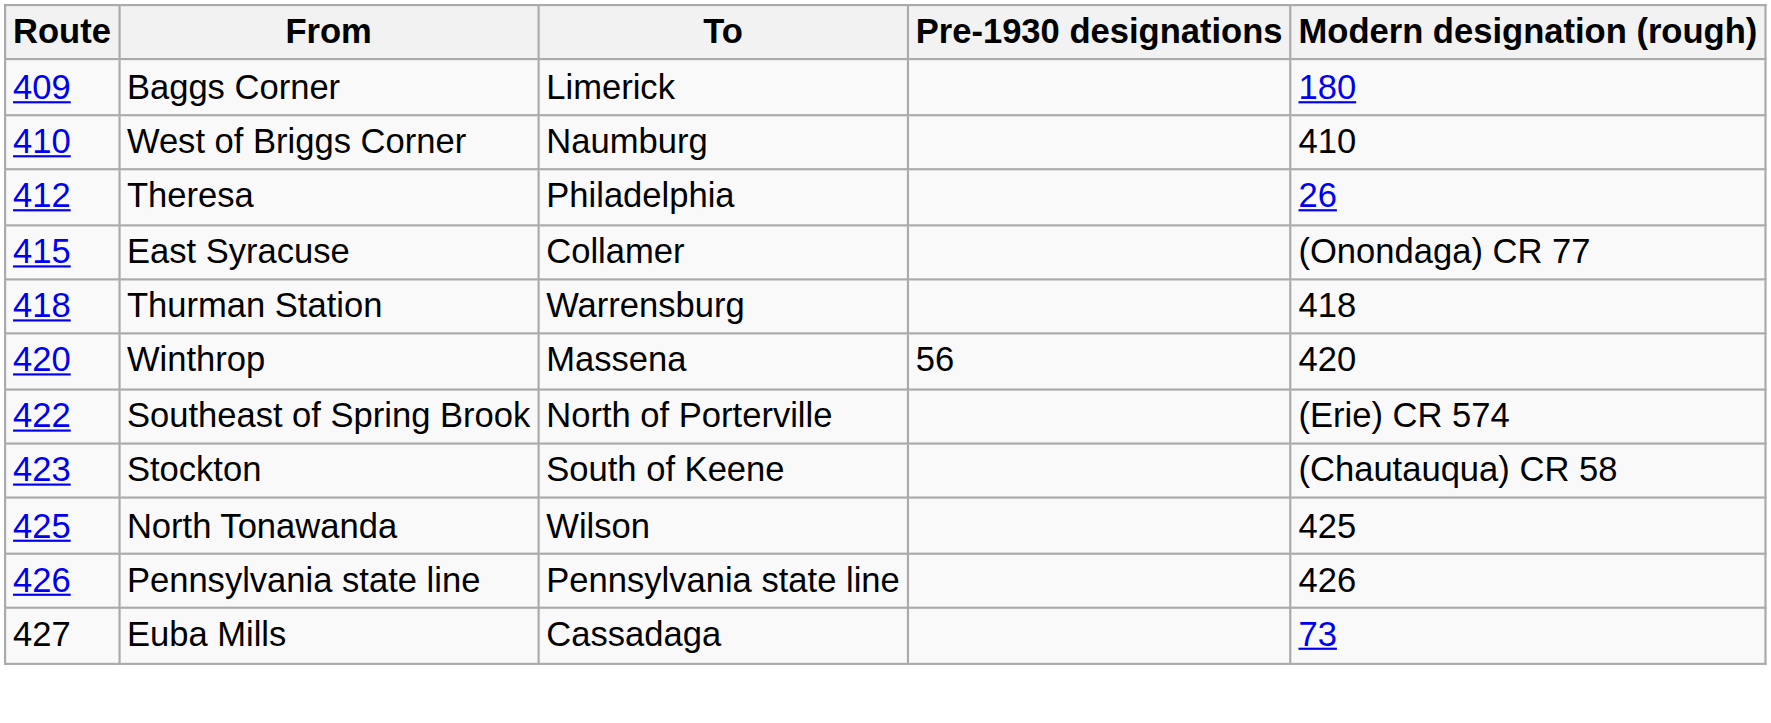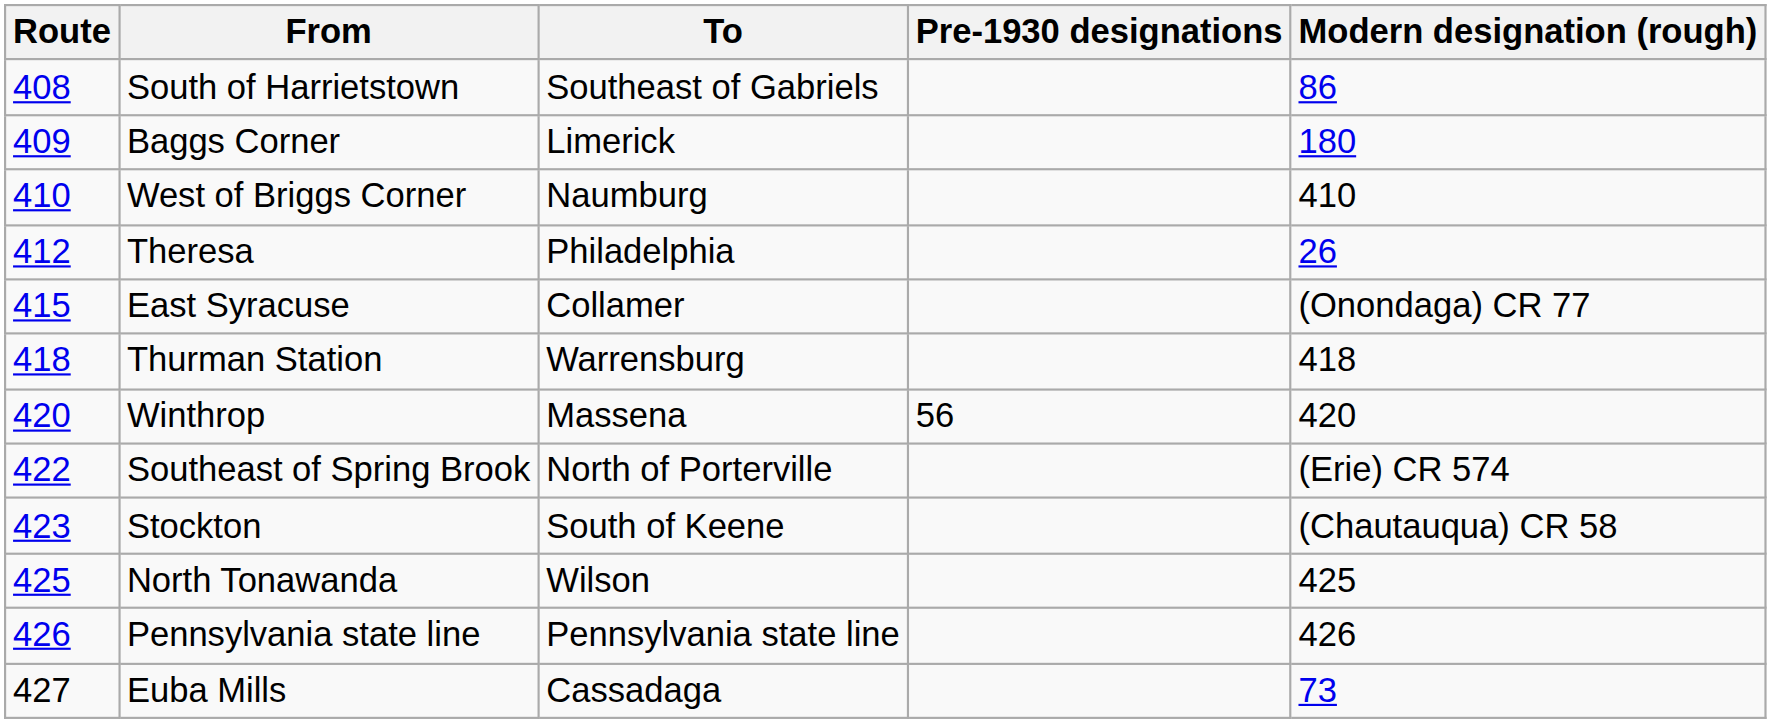+ row: (293, 86)
